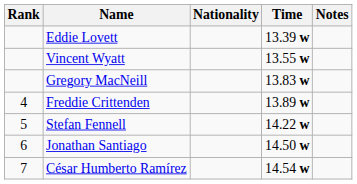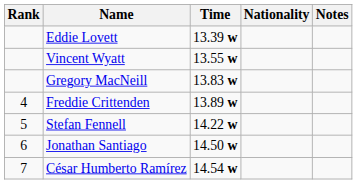columns swapped: (226, 15) <-> (287, 15)
